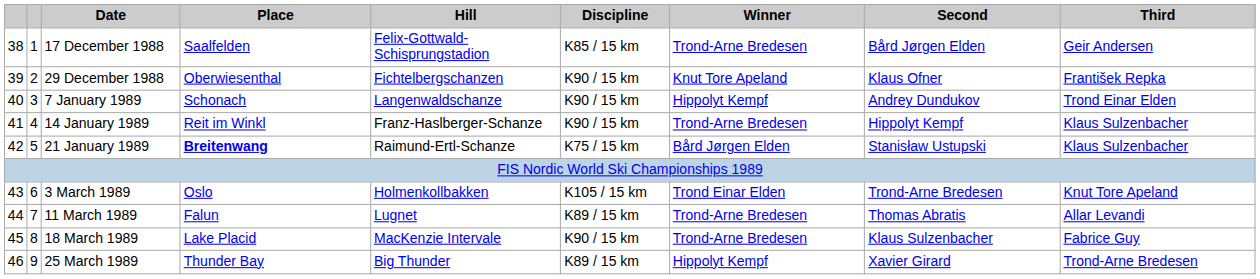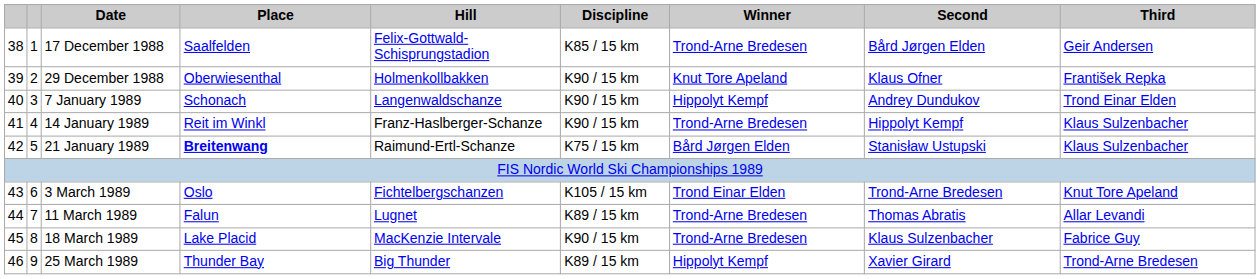(439, 77) Fichtelbergschanzen -> (431, 77) Holmenkollbakken
(431, 192) Holmenkollbakken -> (439, 192) Fichtelbergschanzen
